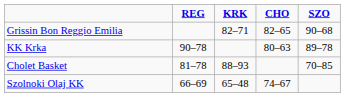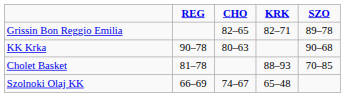columns swapped: (235, 13) <-> (277, 13)
(319, 31) 90–68 -> (319, 31) 89–78
(319, 48) 89–78 -> (319, 48) 90–68
